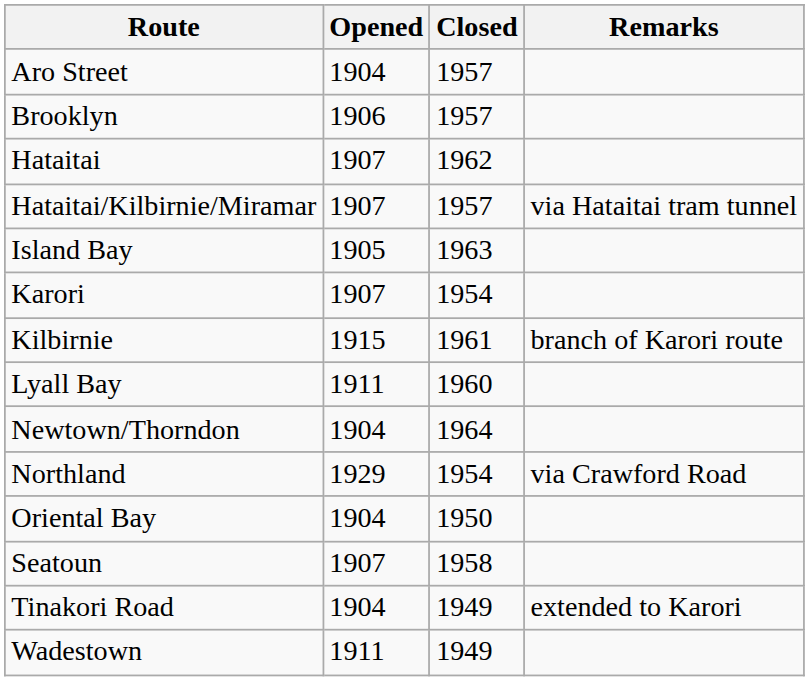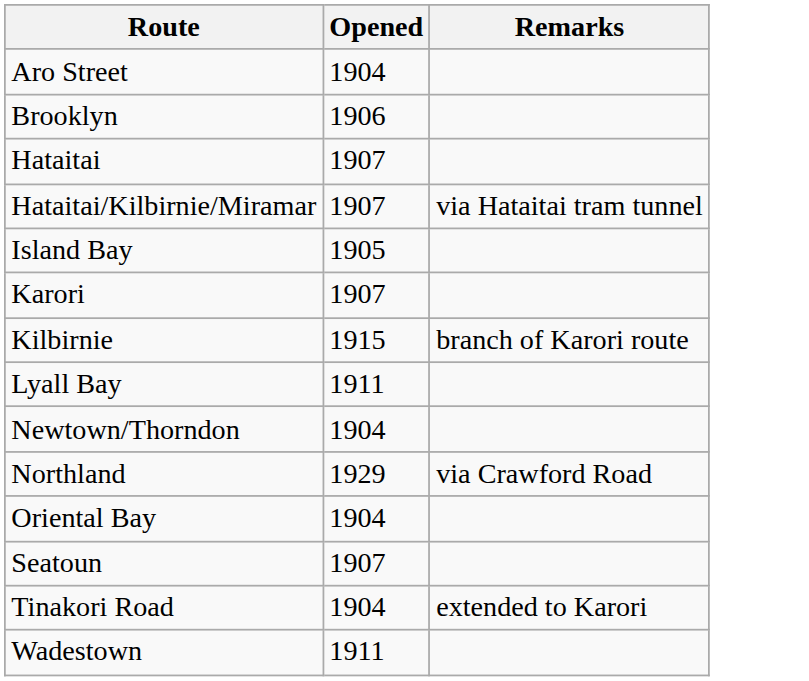- column: (477, 26)
